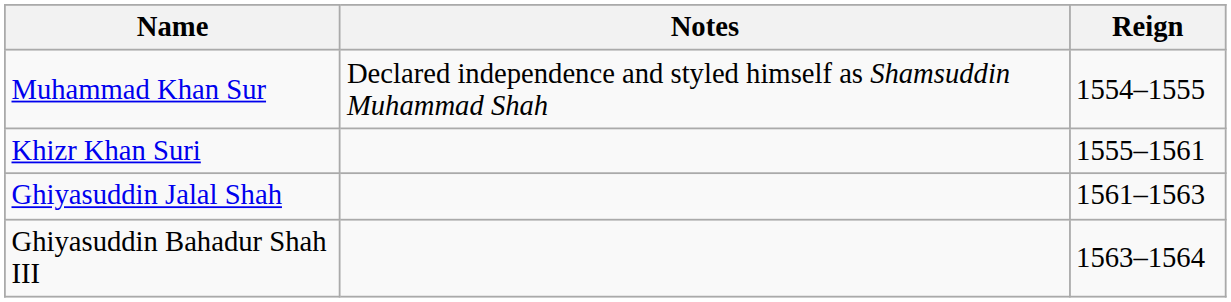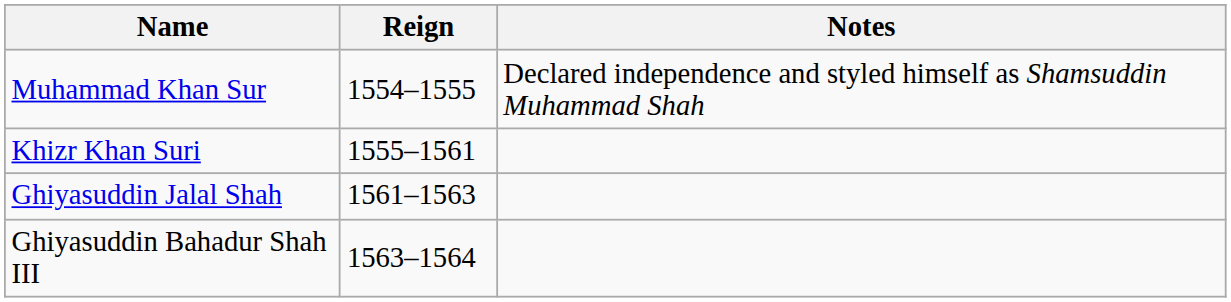columns swapped: (1148, 27) <-> (705, 27)
